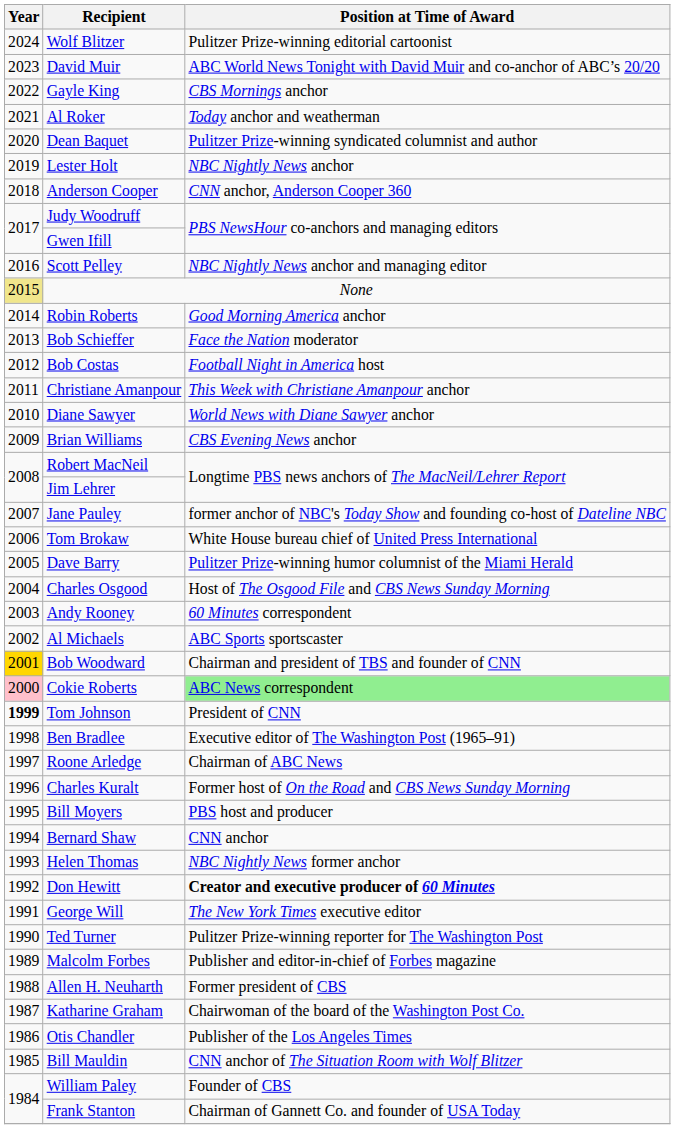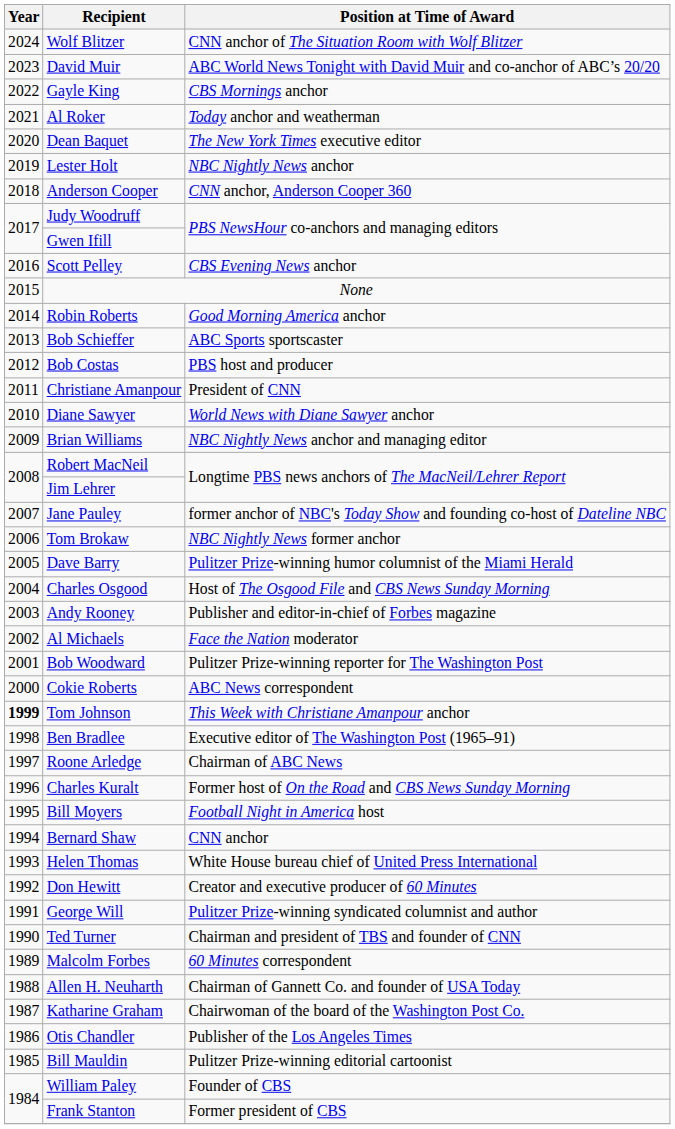(320, 41) Pulitzer Prize-winning editorial cartoonist -> (355, 41) CNN anchor of The Situation Room with Wolf Blitzer
(363, 141) Pulitzer Prize-winning syndicated columnist and author -> (305, 141) The New York Times executive editor
(337, 265) NBC Nightly News anchor and managing editor -> (272, 265) CBS Evening News anchor
(24, 290) khaki background -> (24, 290) no background
(273, 340) Face the Nation moderator -> (266, 340) ABC Sports sportscaster
(286, 365) Football Night in America host -> (261, 365) PBS host and producer
(329, 389) This Week with Christiane Amanpour anchor -> (245, 389) President of CNN
(272, 439) CBS Evening News anchor -> (337, 439) NBC Nightly News anchor and managing editor
(363, 539) White House bureau chief of United Press International -> (294, 539) NBC Nightly News former anchor
(270, 613) 60 Minutes correspondent -> (342, 613) Publisher and editor-in-chief of Forbes magazine
(266, 638) ABC Sports sportscaster -> (273, 638) Face the Nation moderator
(24, 663) gold background -> (24, 663) no background
(355, 663) Chairman and president of TBS and founder of CNN -> (366, 663) Pulitzer Prize-winning reporter for The Washington Post
(24, 688) pink background -> (24, 688) no background
(271, 688) lightgreen background -> (271, 688) no background
(245, 713) President of CNN -> (329, 713) This Week with Christiane Amanpour anchor
(261, 812) PBS host and producer -> (286, 812) Football Night in America host
(294, 862) NBC Nightly News former anchor -> (363, 862) White House bureau chief of United Press International
(342, 887) bold -> (333, 887) normal
(305, 912) The New York Times executive editor -> (363, 912) Pulitzer Prize-winning syndicated columnist and author
(366, 937) Pulitzer Prize-winning reporter for The Washington Post -> (355, 937) Chairman and president of TBS and founder of CNN
(342, 961) Publisher and editor-in-chief of Forbes magazine -> (270, 961) 60 Minutes correspondent
(268, 986) Former president of CBS -> (354, 986) Chairman of Gannett Co. and founder of USA Today
(355, 1061) CNN anchor of The Situation Room with Wolf Blitzer -> (320, 1061) Pulitzer Prize-winning editorial cartoonist
(354, 1111) Chairman of Gannett Co. and founder of USA Today -> (268, 1111) Former president of CBS
